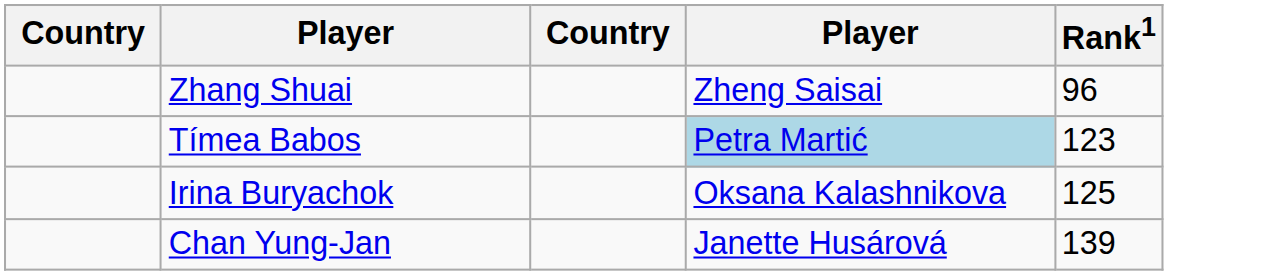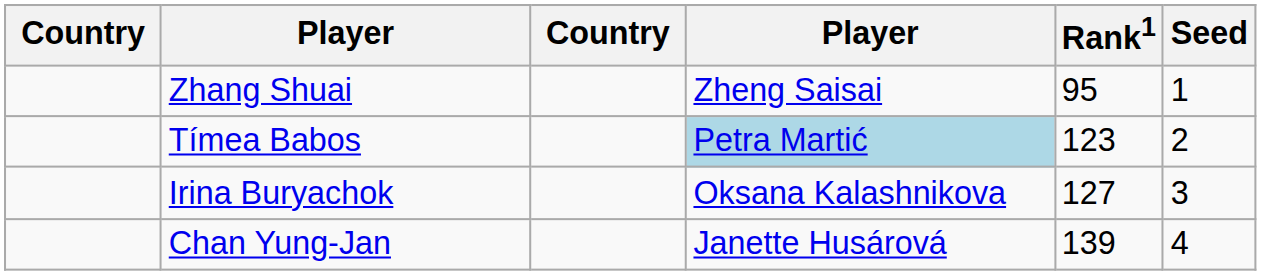+ column: (1209, 34)
(1080, 90) 96 -> (1080, 90) 95
(1089, 192) 125 -> (1089, 192) 127
